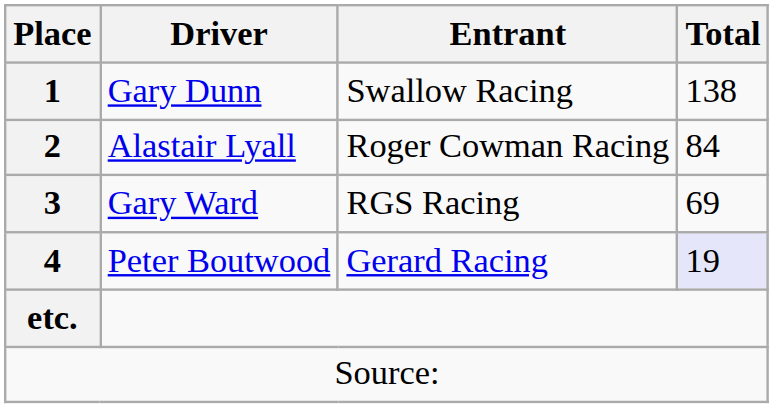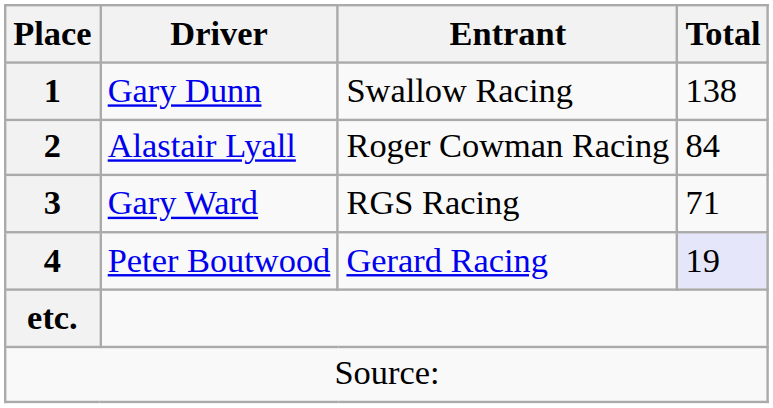(703, 203) 69 -> (703, 203) 71
